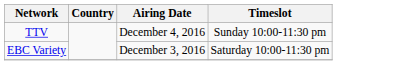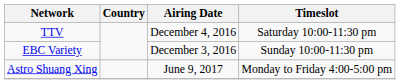(270, 32) Sunday 10:00-11:30 pm -> (317, 32) Saturday 10:00-11:30 pm
(270, 50) Saturday 10:00-11:30 pm -> (317, 50) Sunday 10:00-11:30 pm
+ row: (52, 69)
